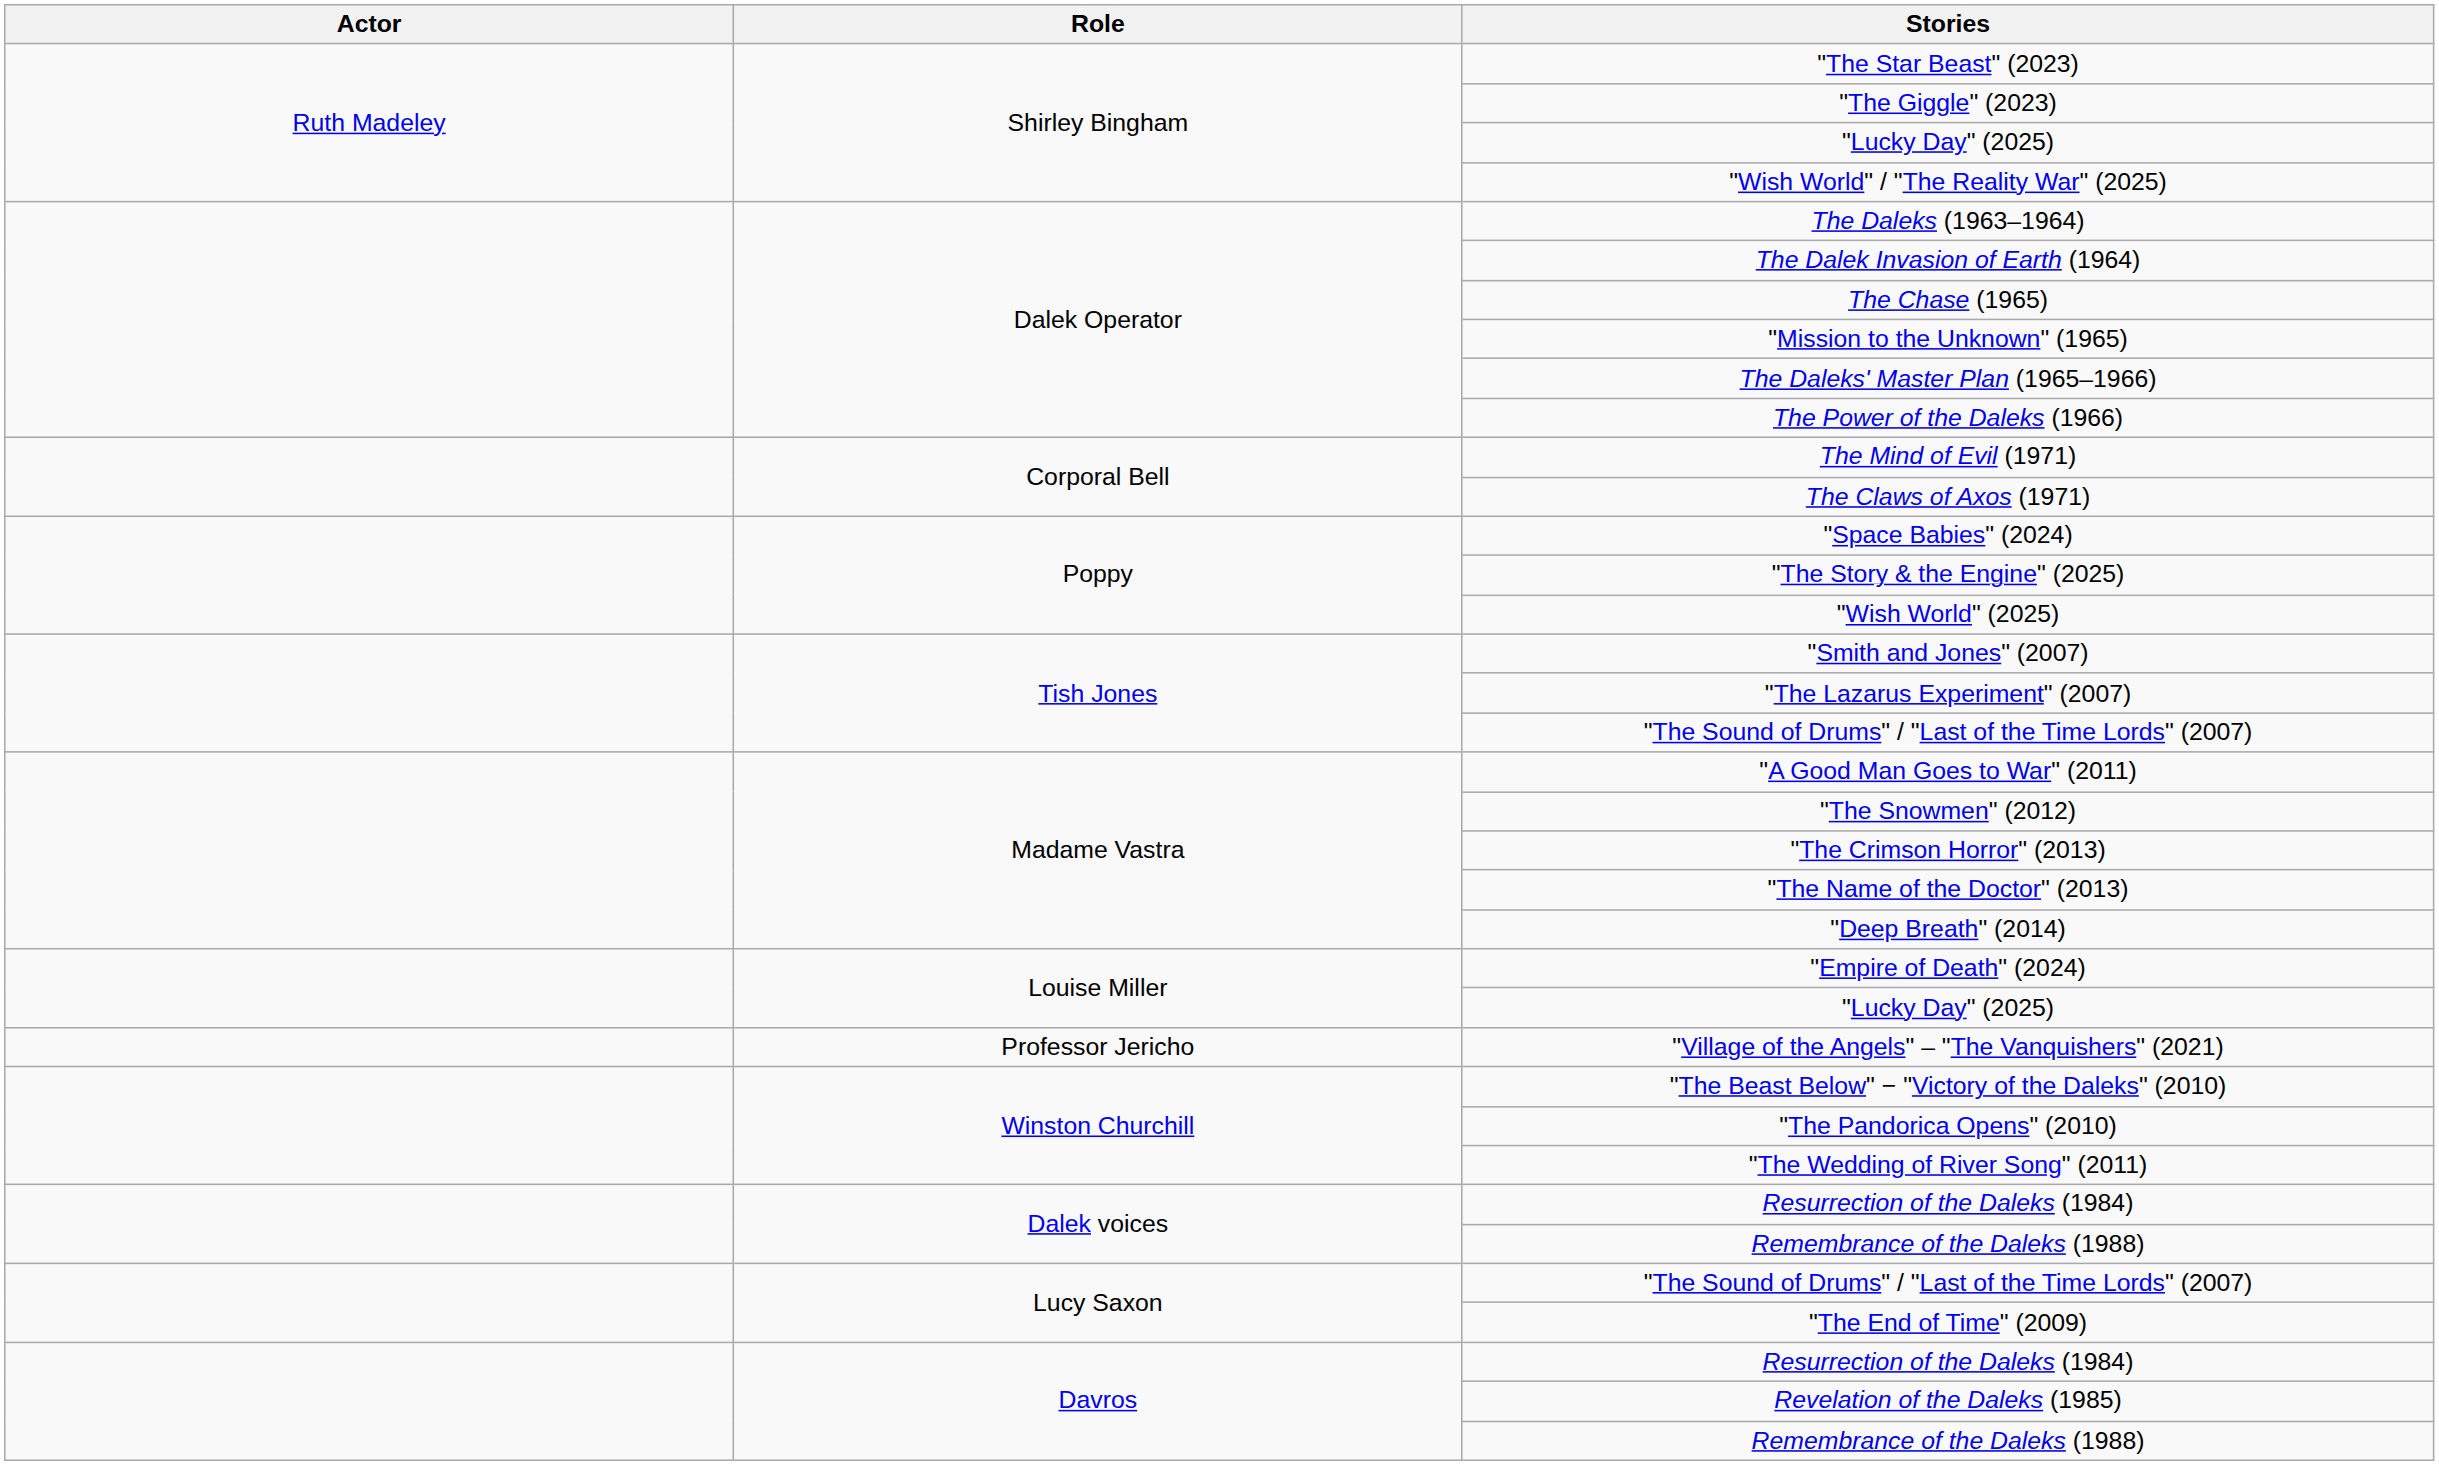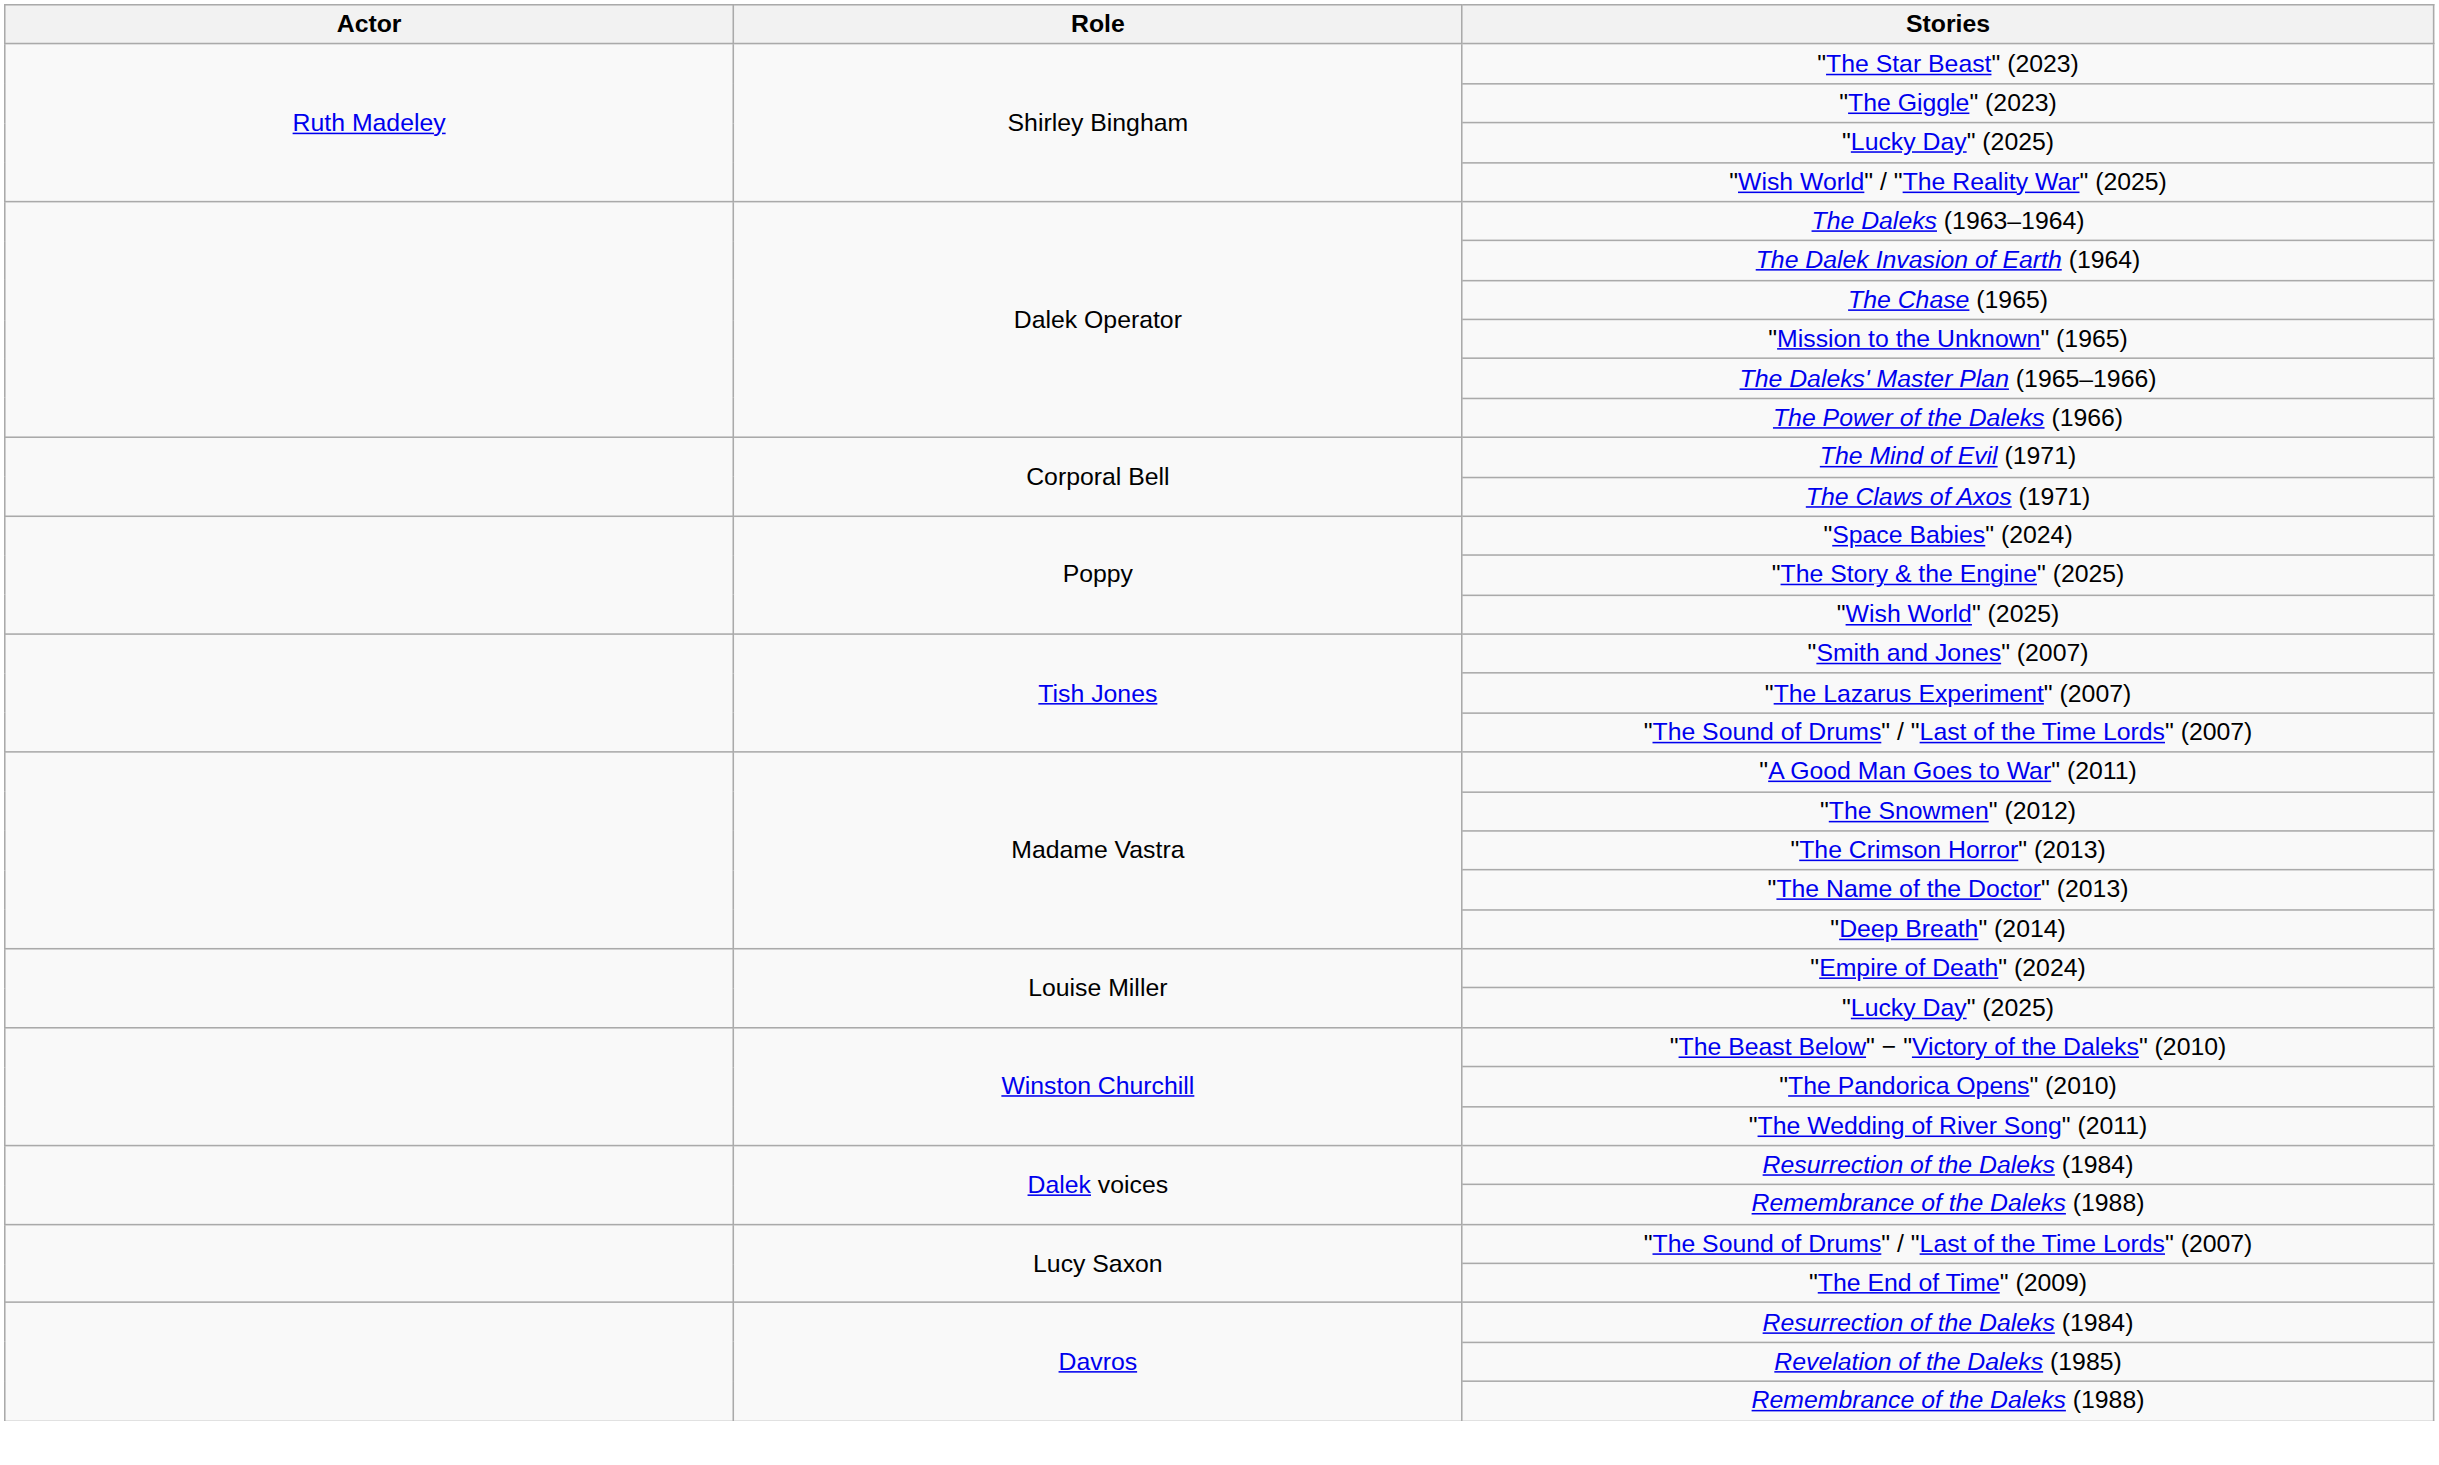- row: (1098, 1046)
